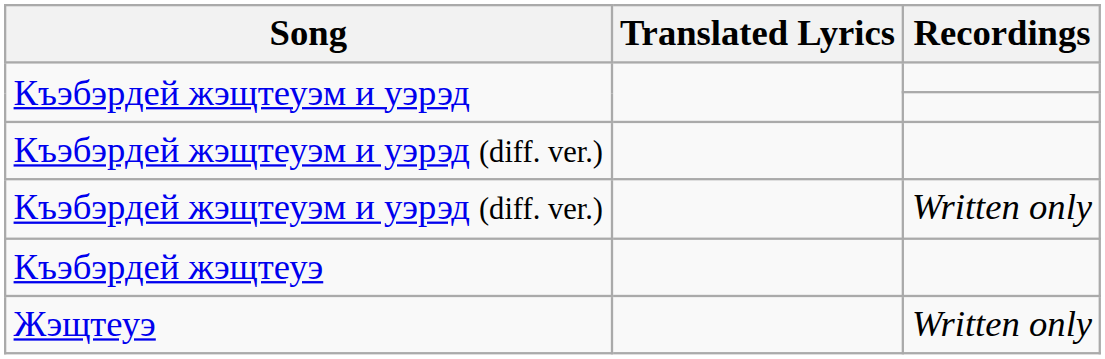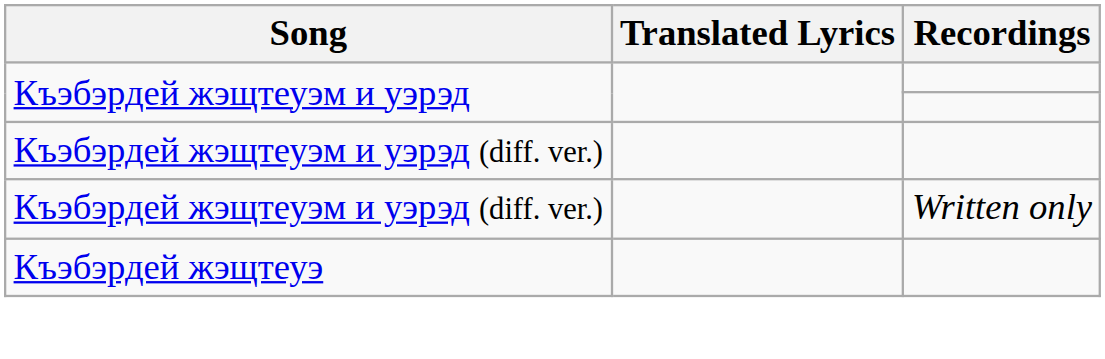- row: (85, 324)
